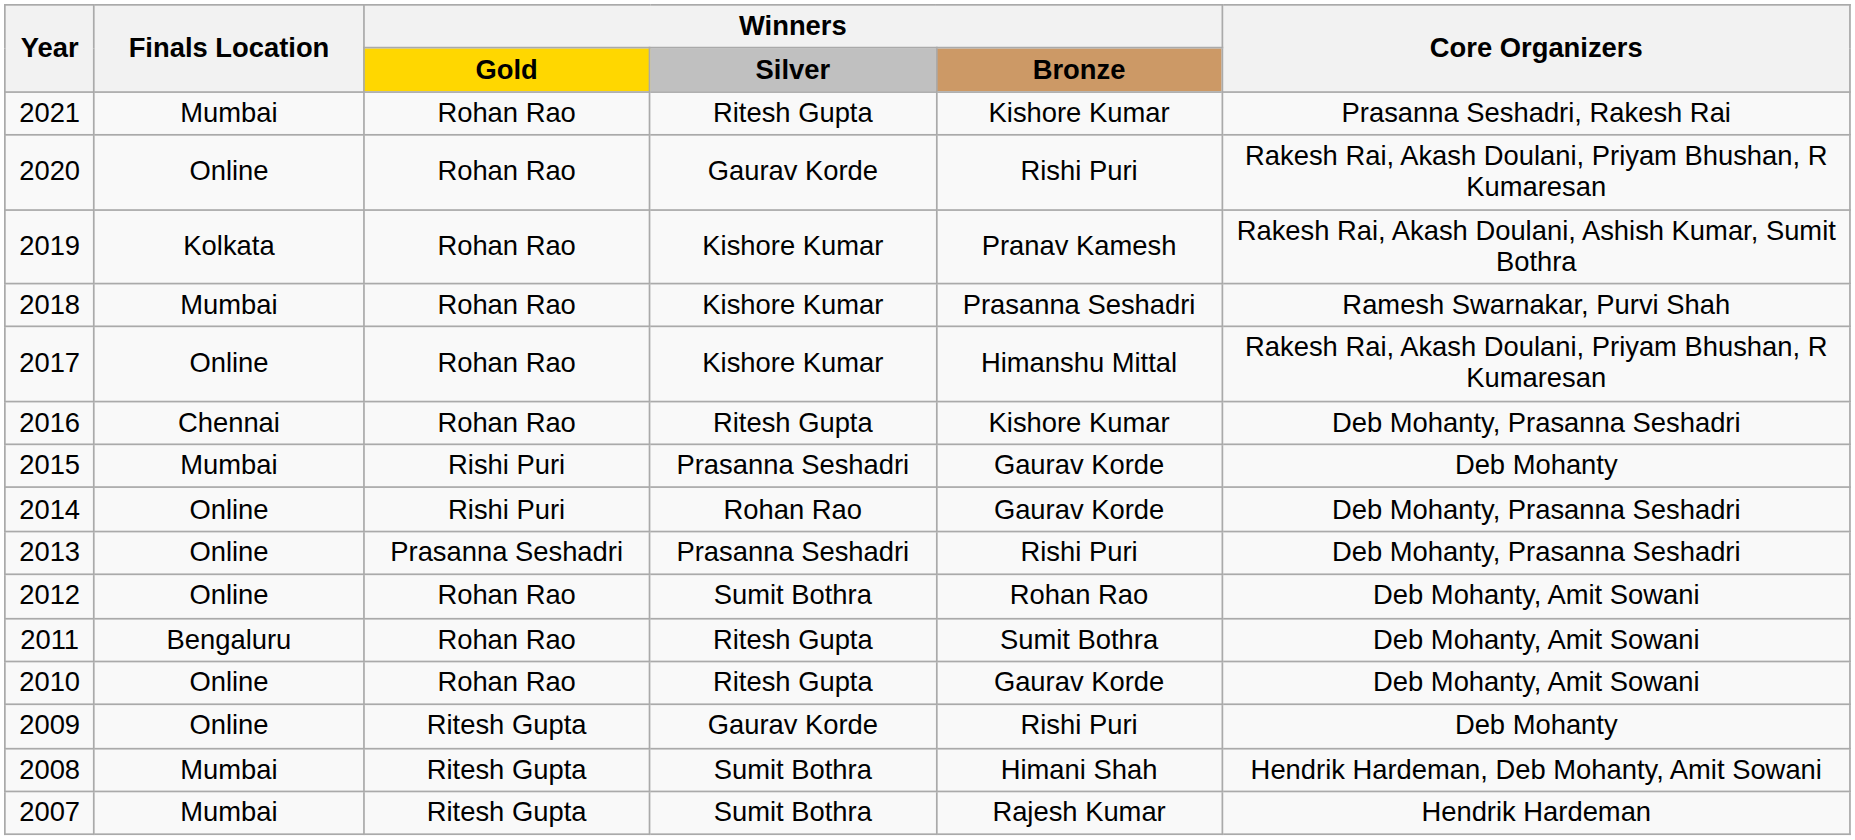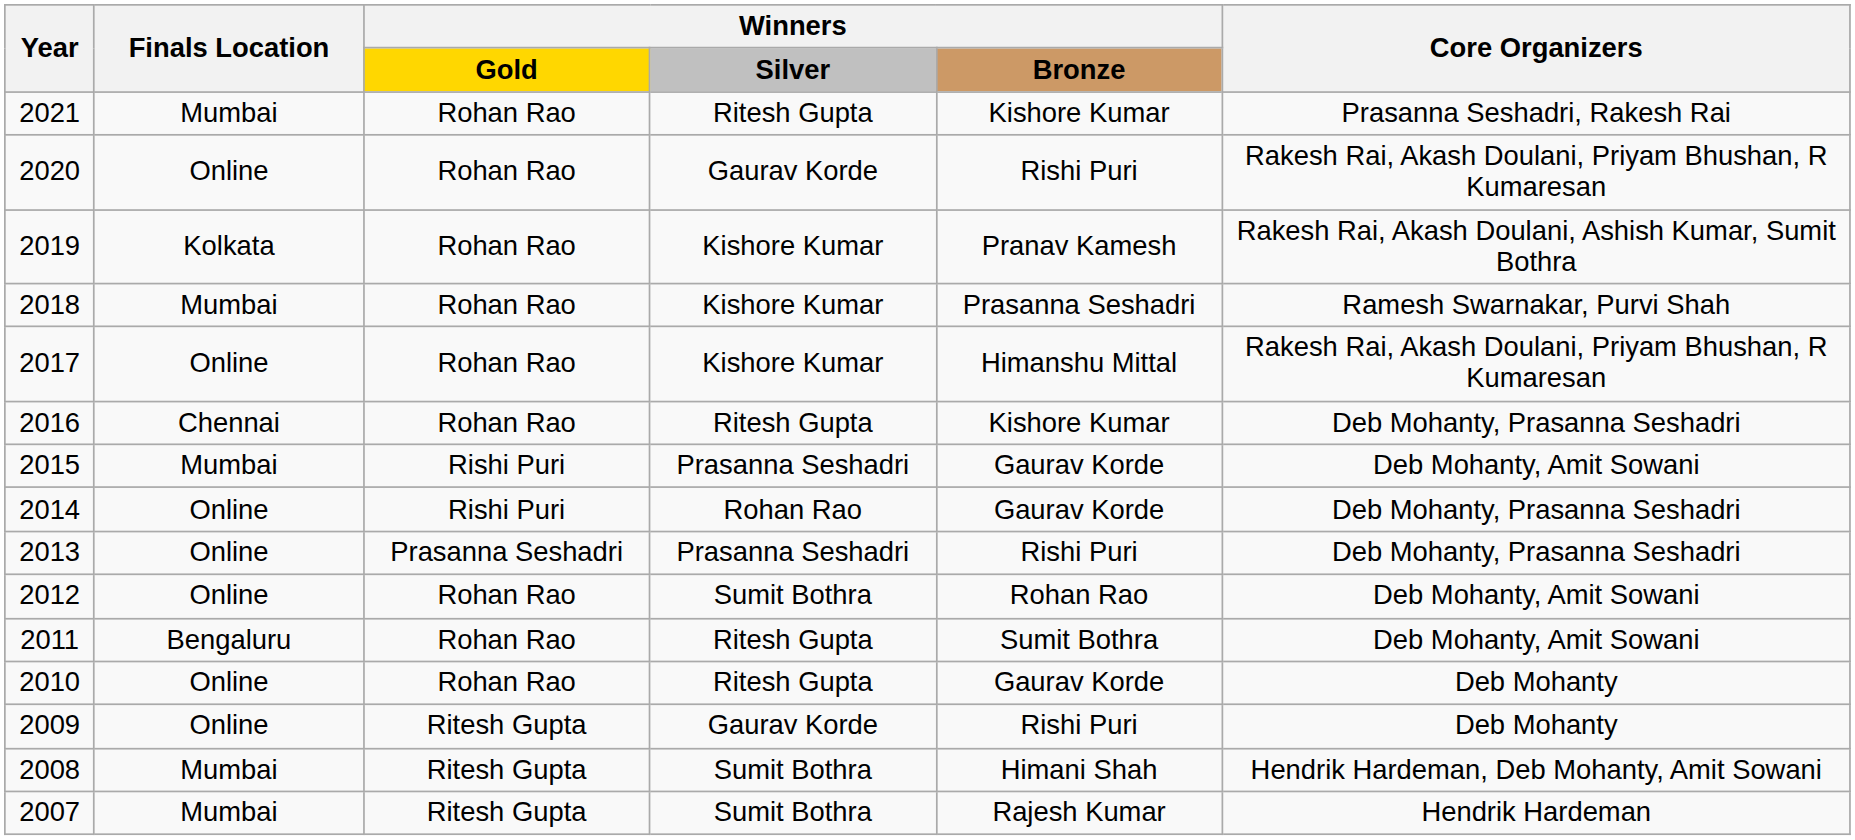(1536, 465) Deb Mohanty -> (1536, 465) Deb Mohanty, Amit Sowani
(1536, 682) Deb Mohanty, Amit Sowani -> (1536, 682) Deb Mohanty
